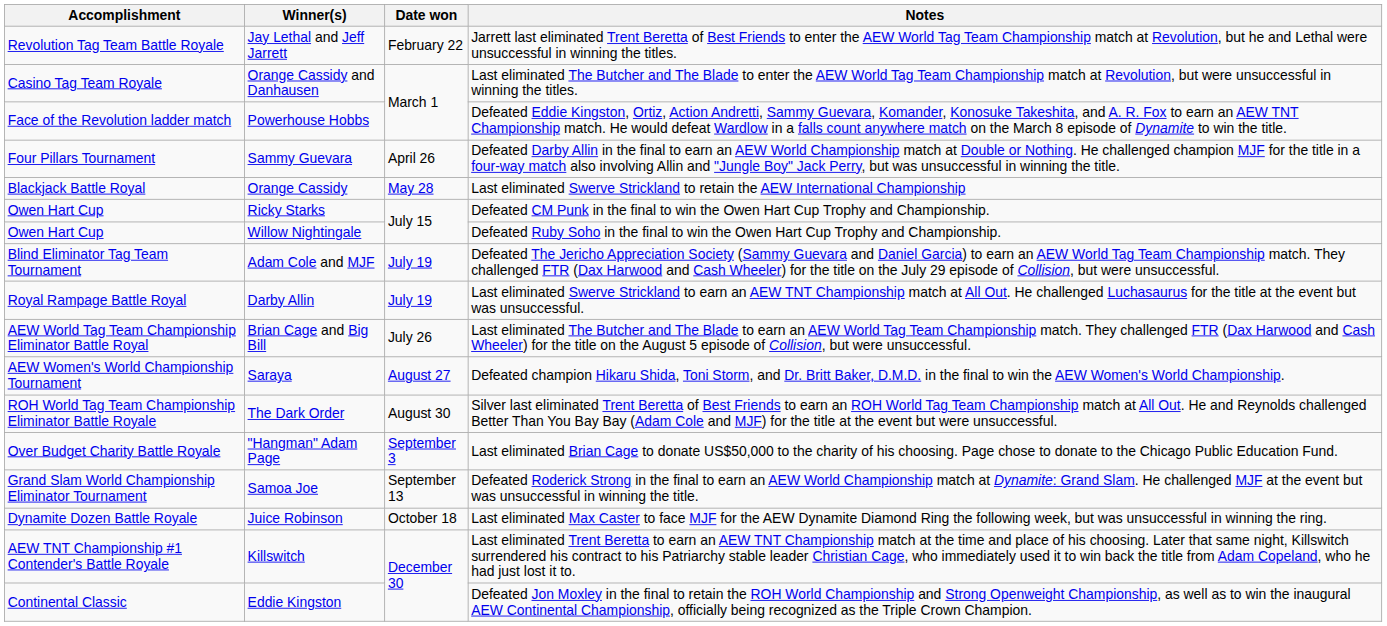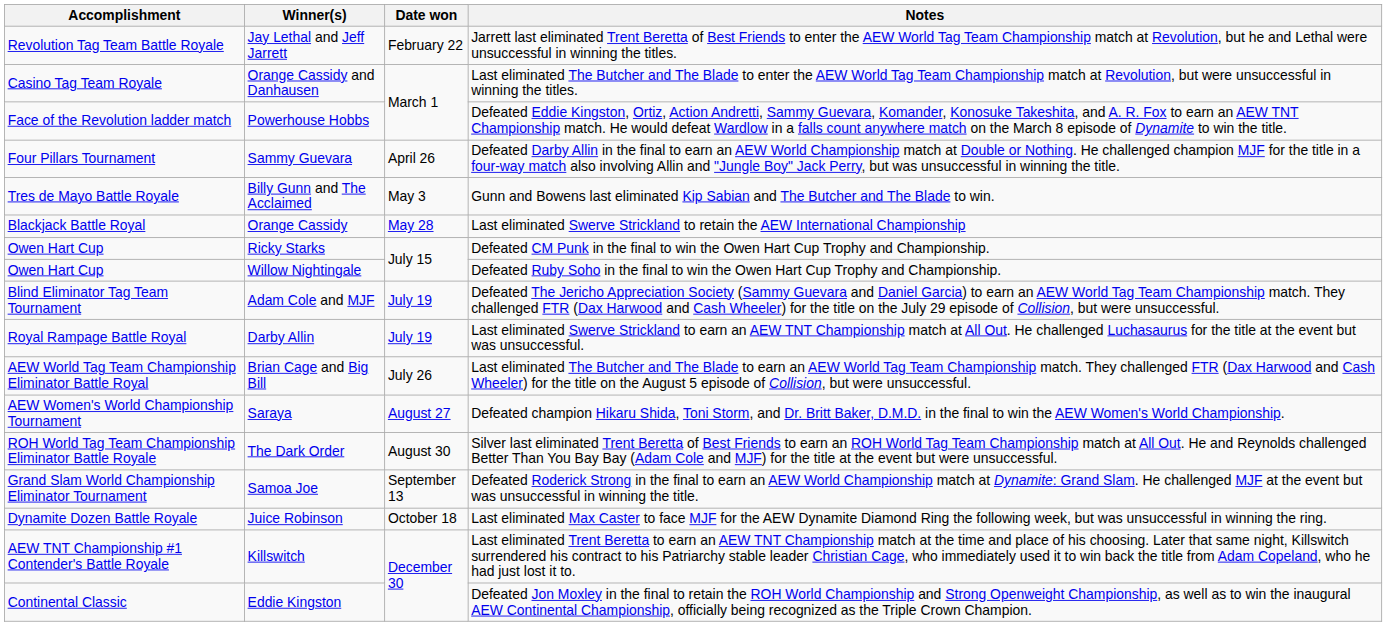+ row: (307, 196)
- row: (302, 451)
